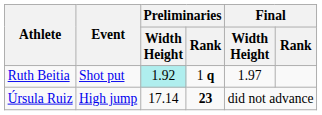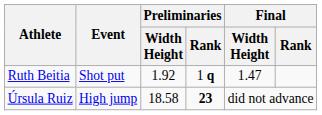(163, 76) paleturquoise background -> (163, 76) no background
(250, 76) 1.97 -> (250, 76) 1.47
(163, 99) 17.14 -> (163, 99) 18.58
